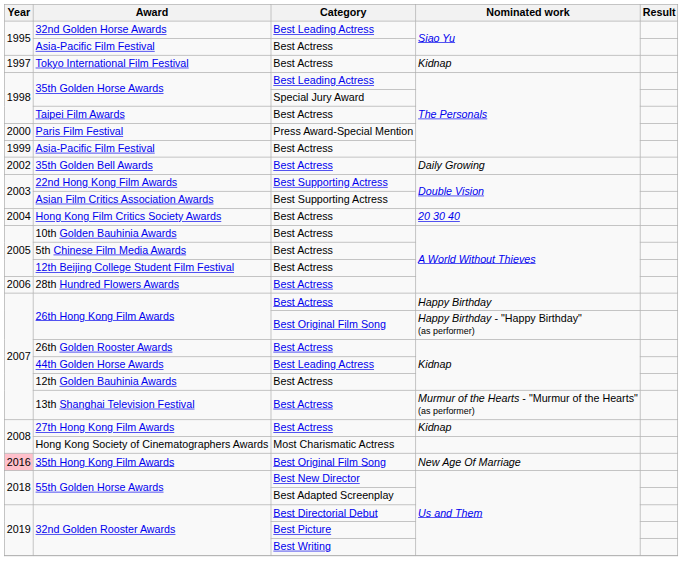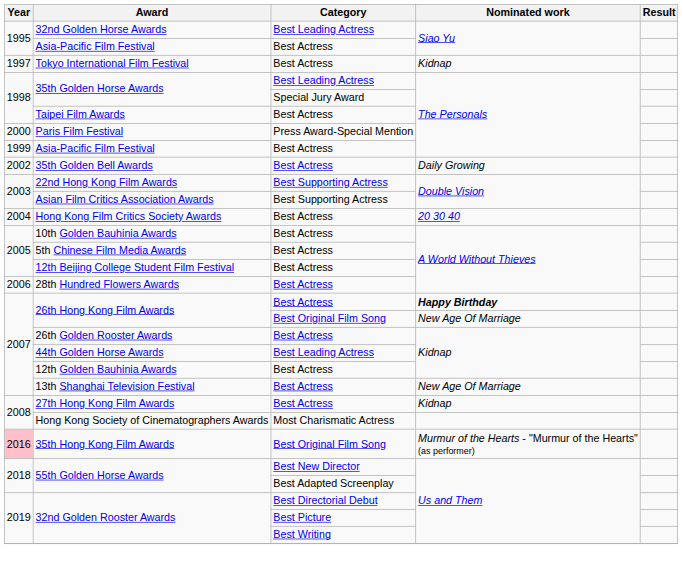(455, 302) normal -> (458, 302) bold
(500, 325) Happy Birthday - "Happy Birthday" (as performer) -> (469, 319) New Age Of Marriage
(528, 405) Murmur of the Hearts - "Murmur of the Hearts" (as performer) -> (469, 387) New Age Of Marriage
(469, 462) New Age Of Marriage -> (528, 444) Murmur of the Hearts - "Murmur of the Hearts" (as performer)
